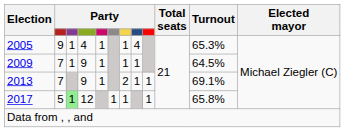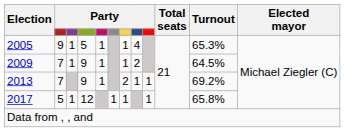(84, 44) 4 -> (84, 44) 5
(137, 63) 1 -> (137, 63) 2
(208, 81) 69.1% -> (208, 81) 69.2%
(72, 99) lightgreen background -> (72, 99) no background
